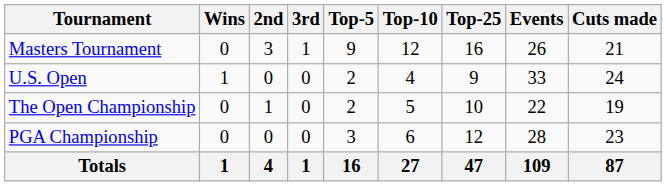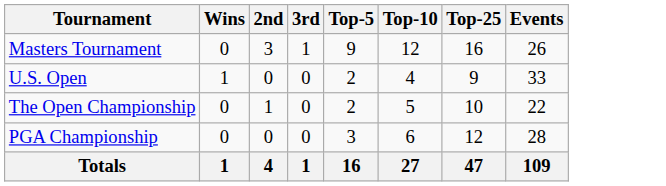- column: (615, 19)
